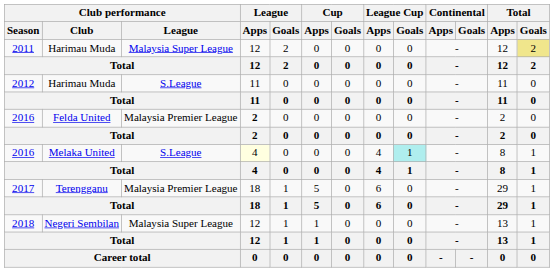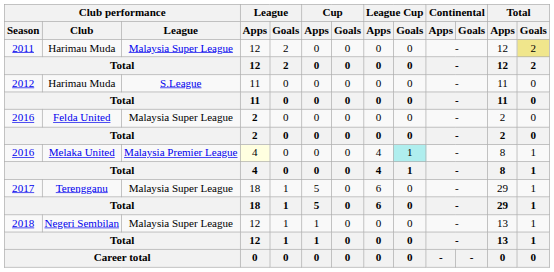(181, 118) Malaysia Premier League -> (181, 118) Malaysia Super League
(181, 153) S.League -> (181, 153) Malaysia Premier League
(181, 188) Malaysia Premier League -> (181, 188) Malaysia Super League
